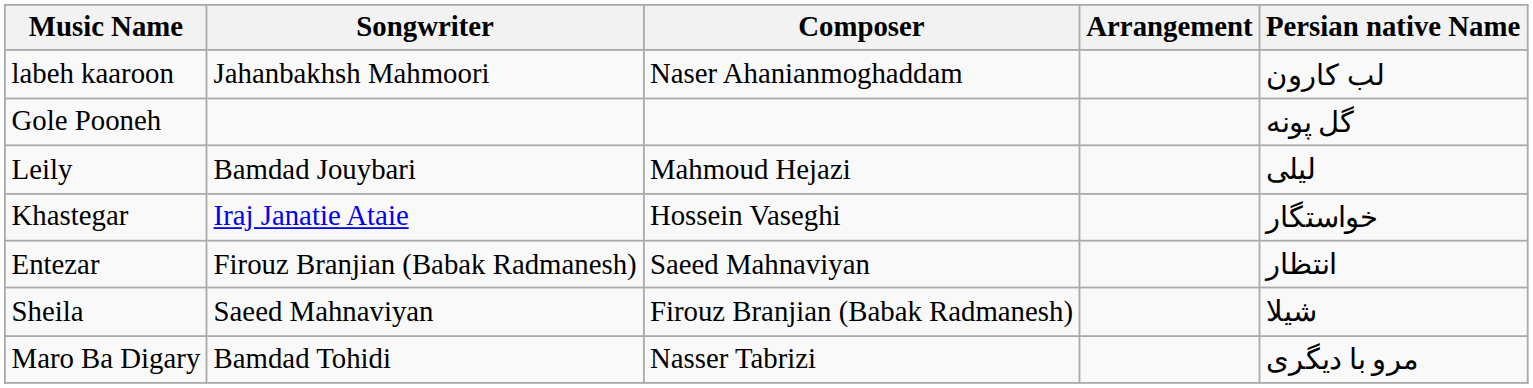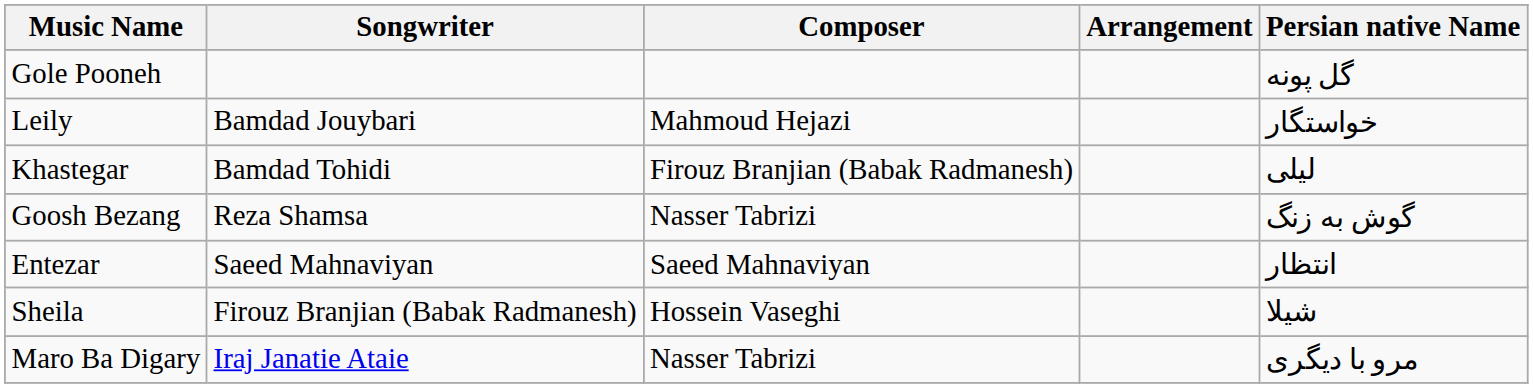- row: (93, 73)
(1291, 169) لیلی -> (1322, 122) خواستگار
(311, 216) Iraj Janatie Ataie -> (302, 168) Bamdad Tohidi
(745, 216) Hossein Vaseghi -> (861, 168) Firouz Branjian (Babak Radmanesh)
(1322, 217) خواستگار -> (1291, 169) لیلی
+ row: (96, 216)
(425, 263) Firouz Branjian (Babak Radmanesh) -> (324, 263) Saeed Mahnaviyan
(324, 311) Saeed Mahnaviyan -> (425, 311) Firouz Branjian (Babak Radmanesh)
(861, 311) Firouz Branjian (Babak Radmanesh) -> (745, 311) Hossein Vaseghi
(302, 358) Bamdad Tohidi -> (311, 358) Iraj Janatie Ataie
